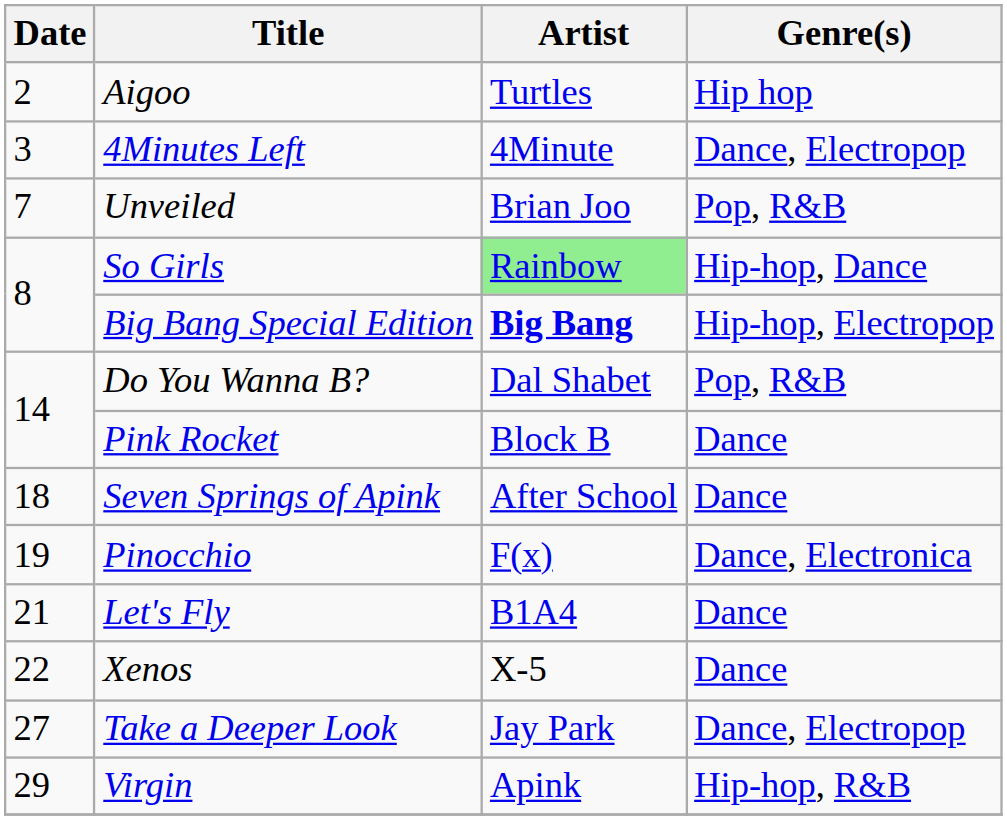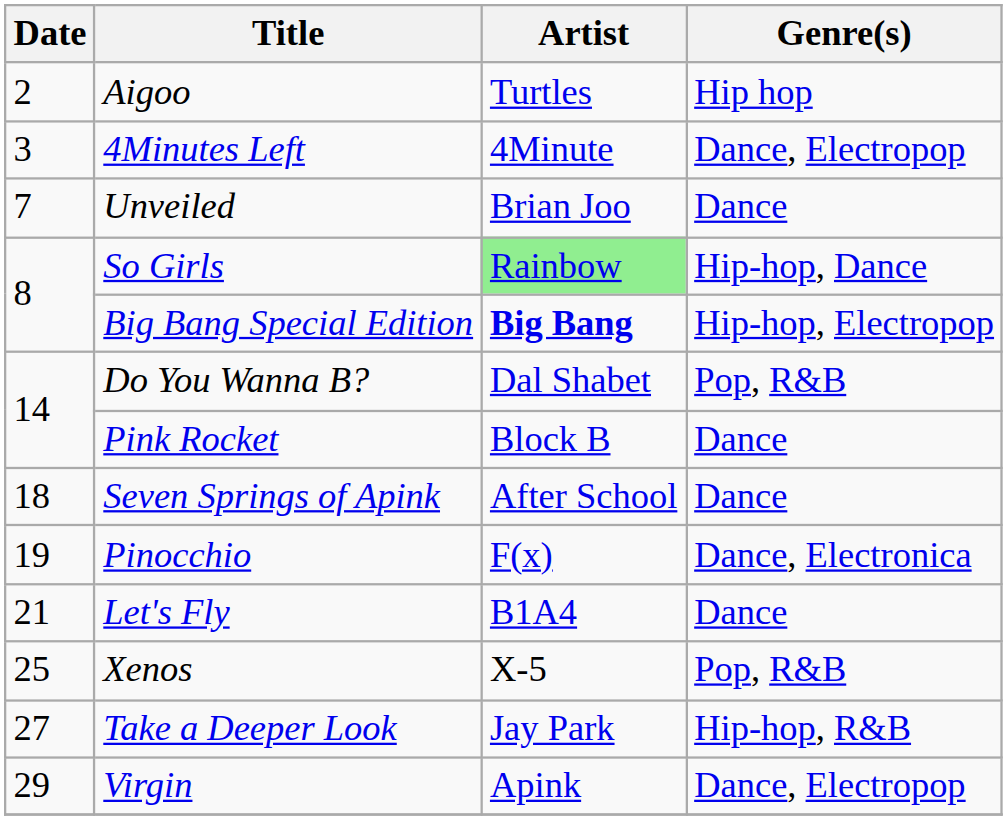(770, 206) Pop, R&B -> (741, 206) Dance
(32, 669) 22 -> (32, 669) 25
(741, 669) Dance -> (770, 669) Pop, R&B
(830, 727) Dance, Electropop -> (803, 727) Hip-hop, R&B
(803, 785) Hip-hop, R&B -> (830, 785) Dance, Electropop
